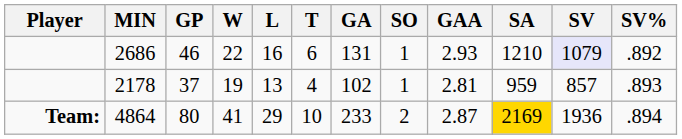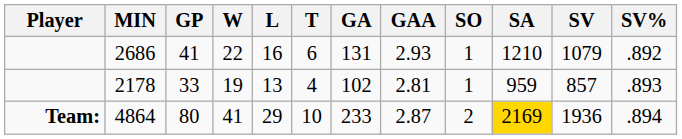columns swapped: (460, 20) <-> (404, 20)
(189, 52) 46 -> (189, 52) 41
(582, 52) lavender background -> (582, 52) no background
(189, 85) 37 -> (189, 85) 33
